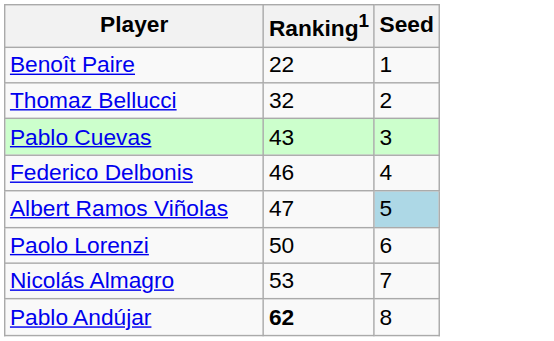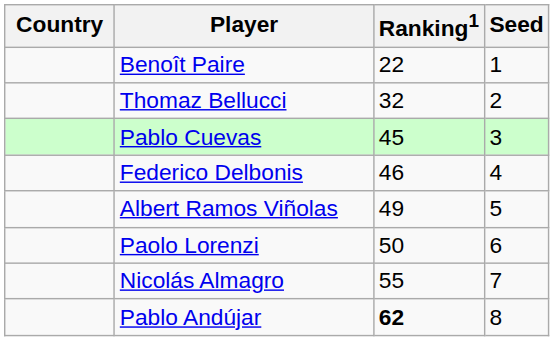+ column: (60, 25)
(282, 136) 43 -> (391, 136) 45
(282, 208) 47 -> (391, 208) 49
(386, 208) lightblue background -> (496, 208) no background
(282, 280) 53 -> (391, 280) 55
